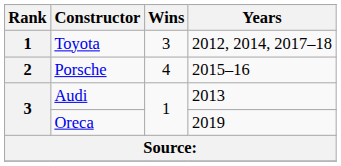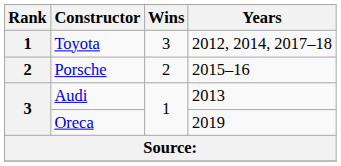(166, 69) 4 -> (166, 69) 2
